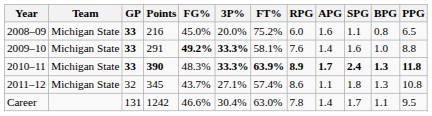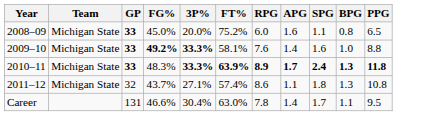- column: (161, 13)
